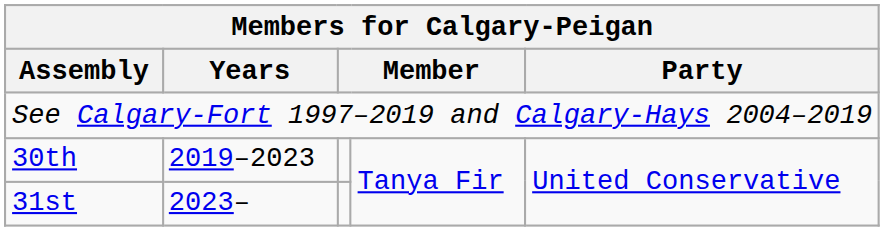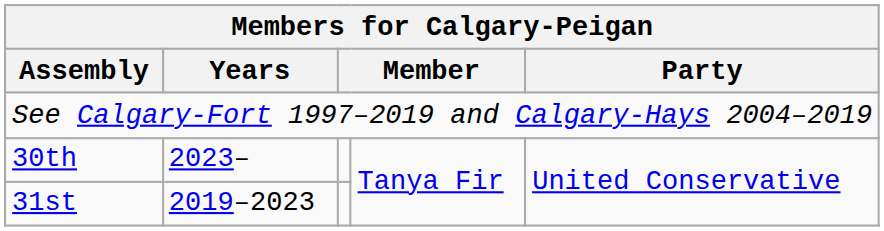(242, 159) 2019–2023 -> (209, 159) 2023–
(209, 203) 2023– -> (242, 203) 2019–2023
